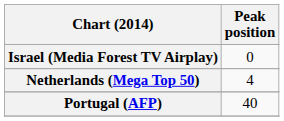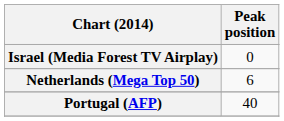(250, 80) 4 -> (250, 80) 6
